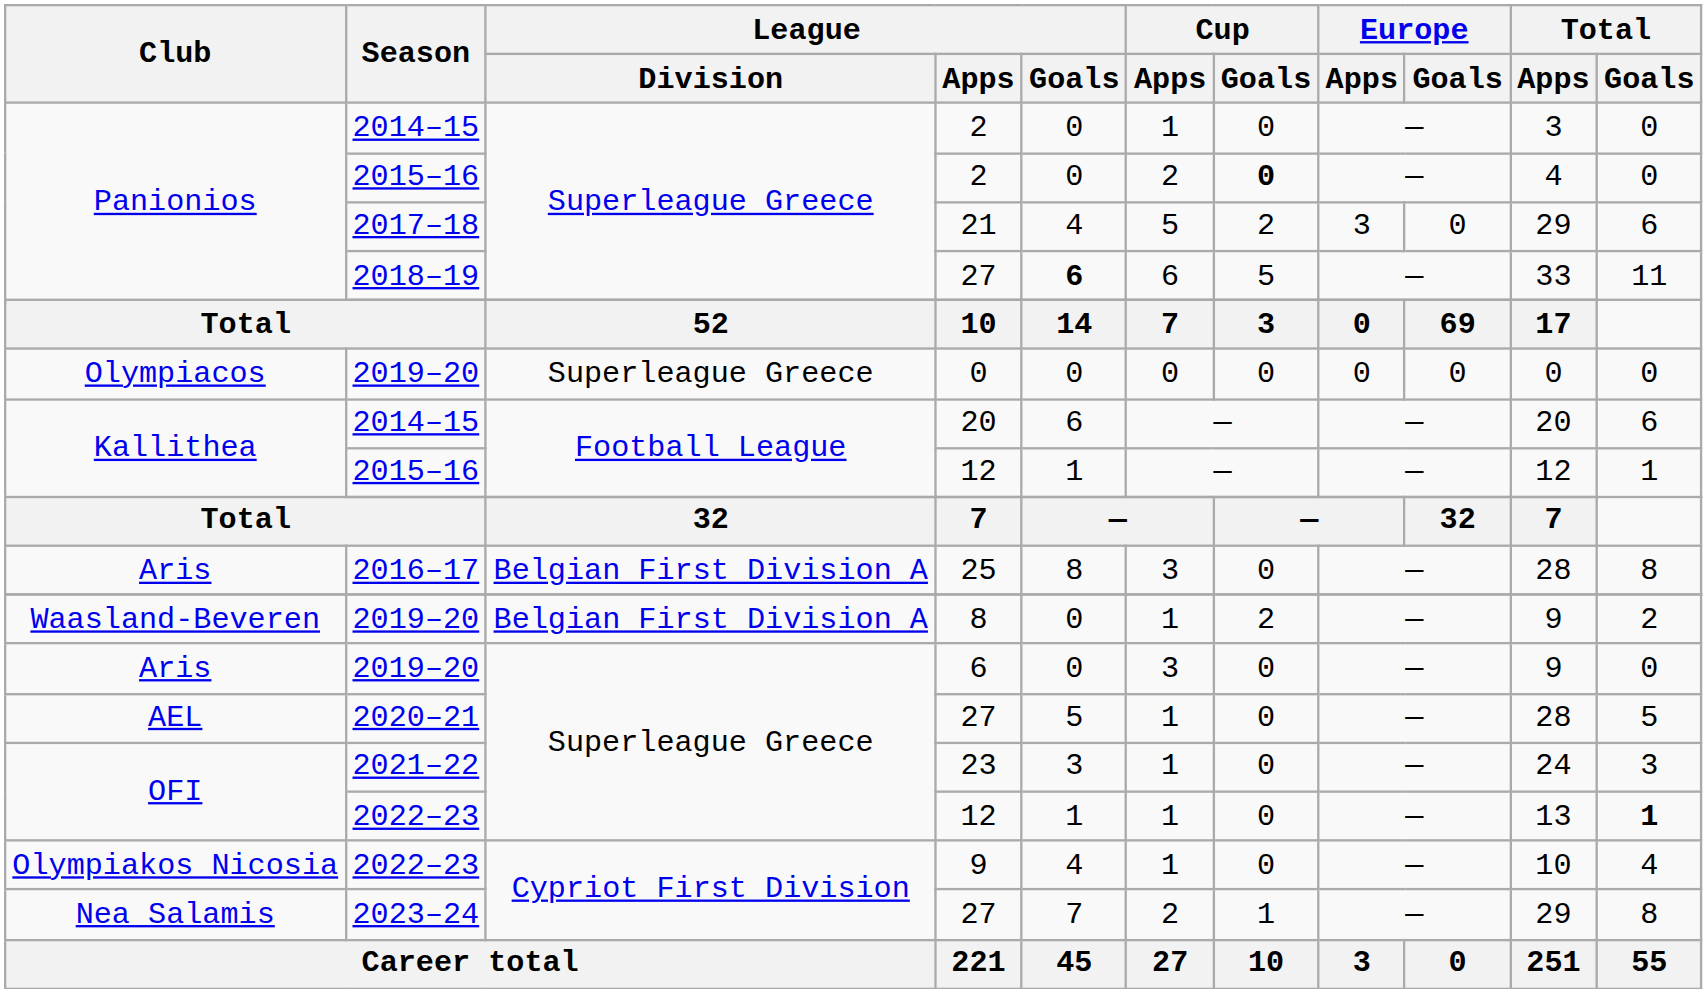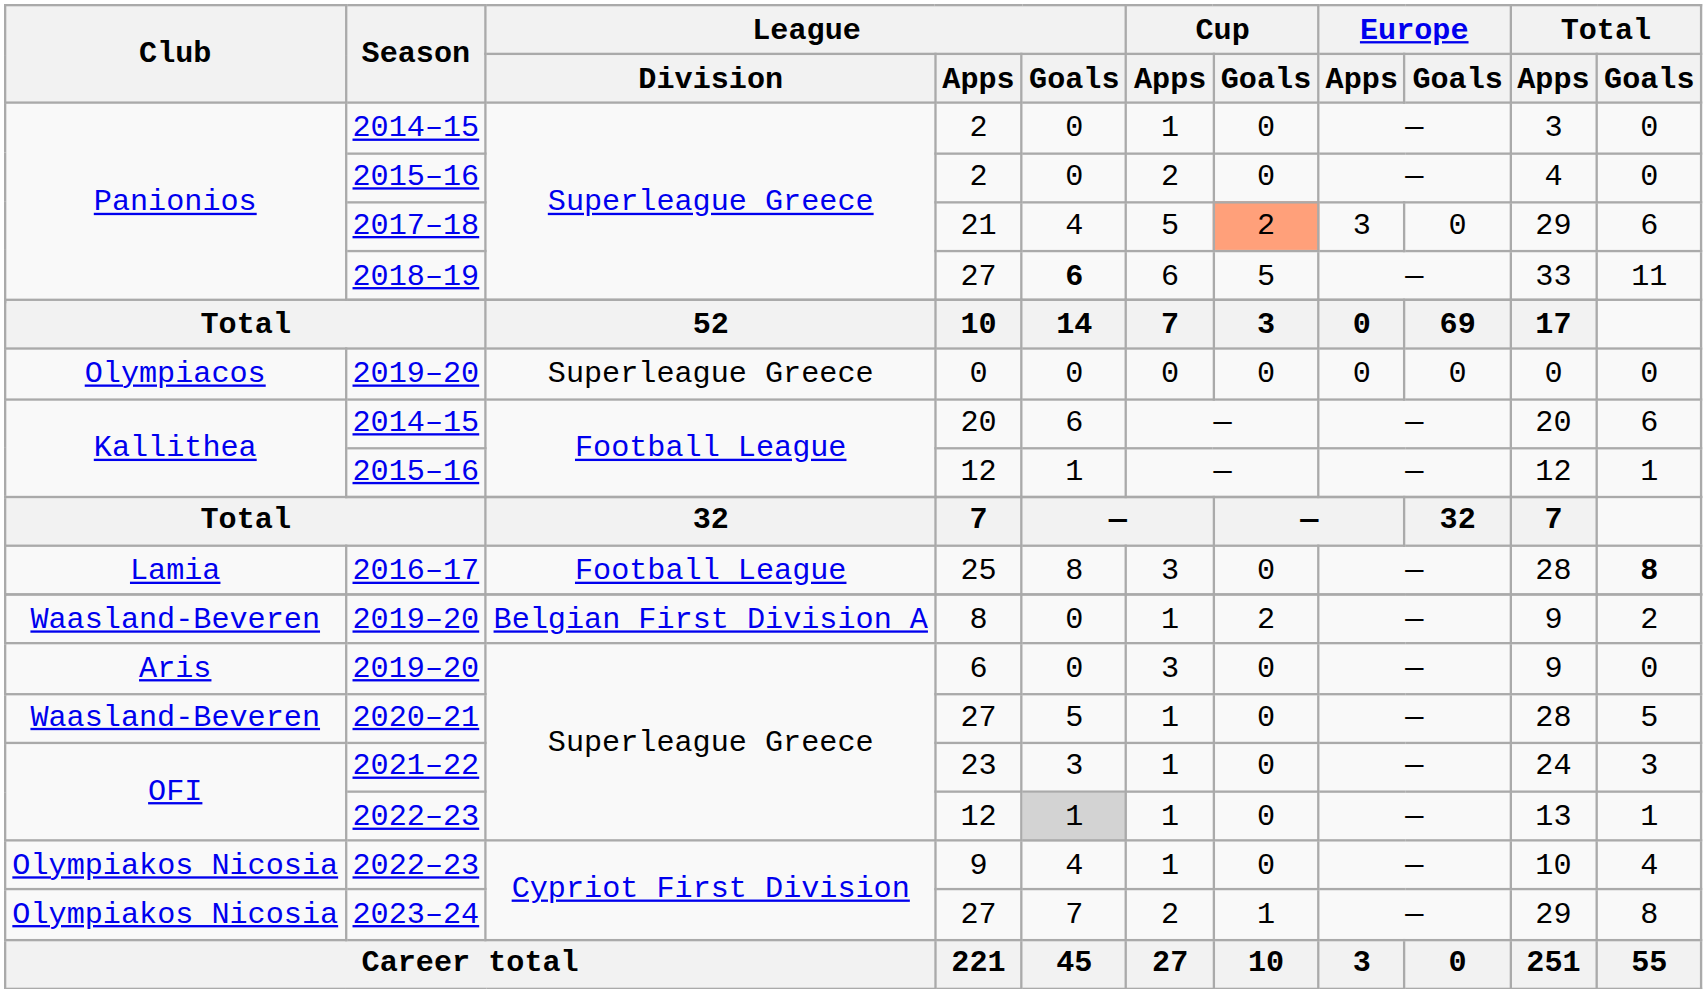(1266, 177) bold -> (1266, 177) normal
(1266, 226) no background -> (1266, 226) lightsalmon background
(175, 570) Aris -> (175, 570) Lamia
(711, 570) Belgian First Division A -> (711, 570) Football League
(1649, 570) normal -> (1649, 570) bold
(175, 718) AEL -> (175, 718) Waasland-Beveren
(1074, 816) no background -> (1074, 816) lightgrey background
(1649, 816) bold -> (1649, 816) normal
(175, 915) Nea Salamis -> (175, 915) Olympiakos Nicosia
